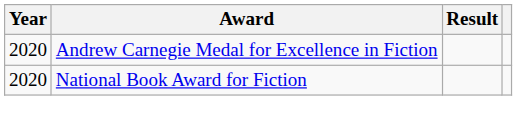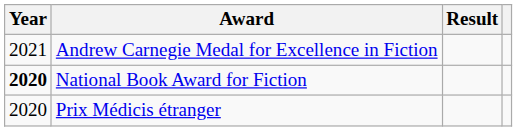(28, 49) 2020 -> (28, 49) 2021
(28, 79) normal -> (28, 79) bold
+ row: (138, 110)
